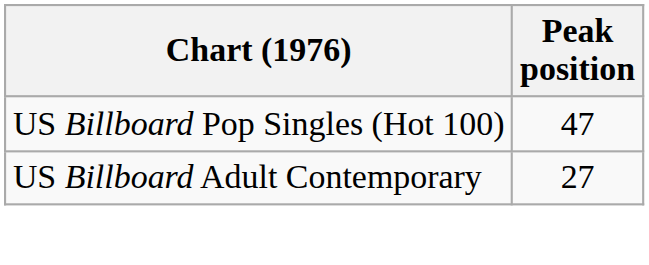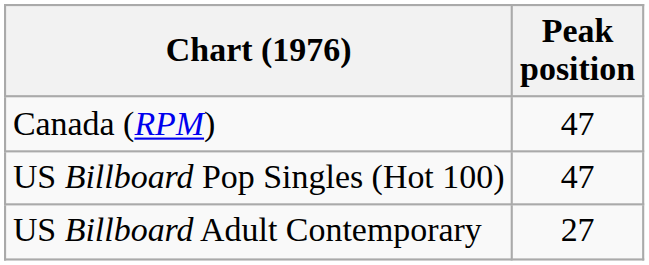+ row: (114, 123)
